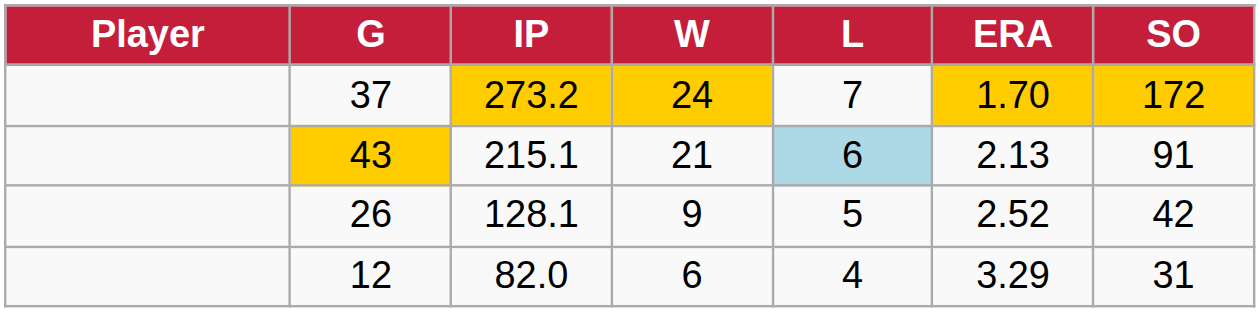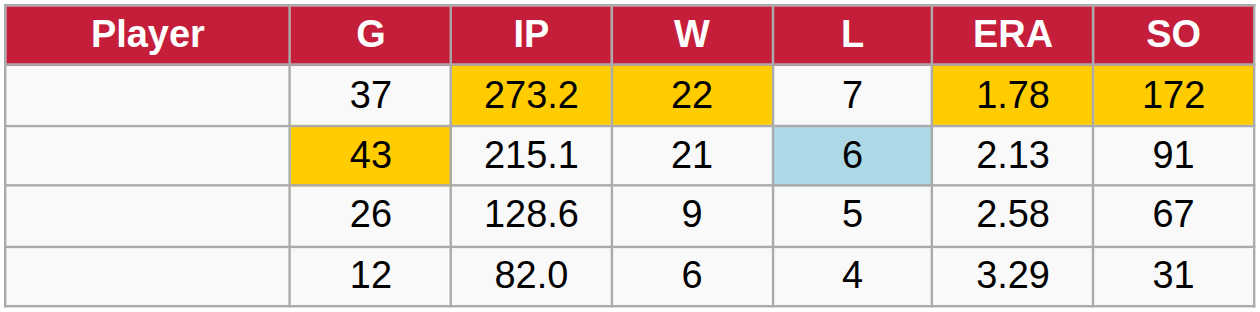(692, 94) 24 -> (692, 94) 22
(1013, 94) 1.70 -> (1013, 94) 1.78
(531, 214) 128.1 -> (531, 214) 128.6
(1013, 214) 2.52 -> (1013, 214) 2.58
(1174, 214) 42 -> (1174, 214) 67
